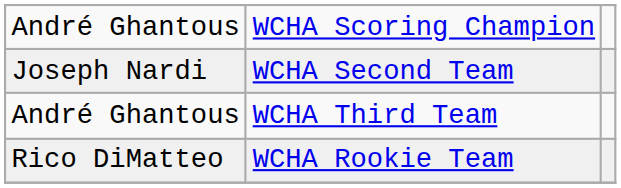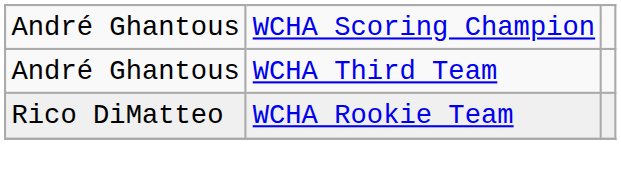- row: (109, 71)
